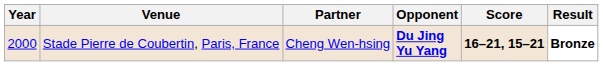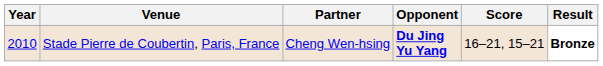(22, 43) 2000 -> (22, 43) 2010
(504, 43) bold -> (504, 43) normal
